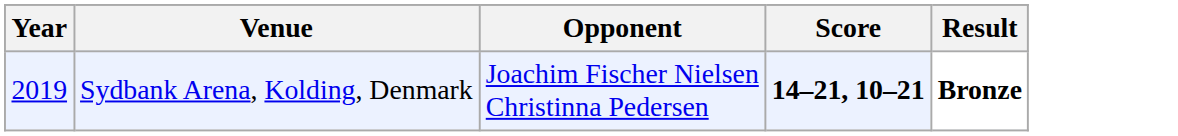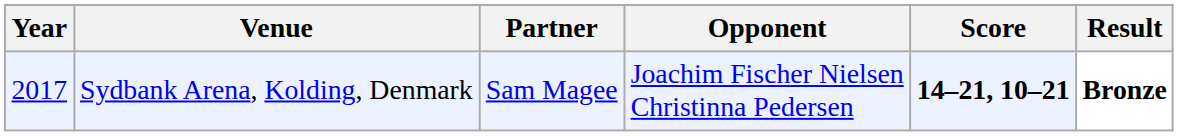+ column: (552, 27)
(39, 90) 2019 -> (39, 90) 2017
